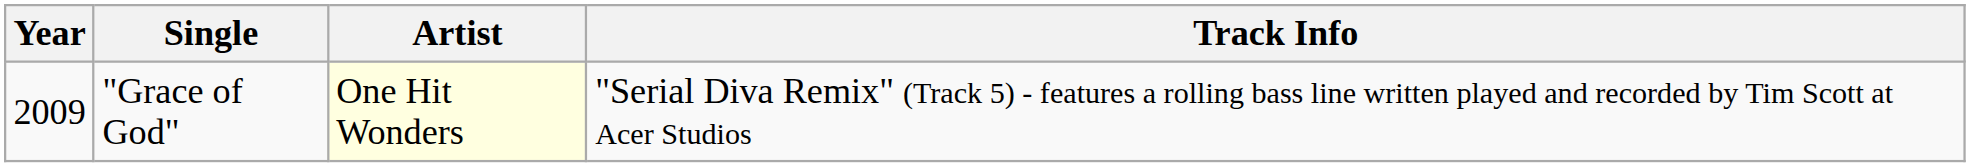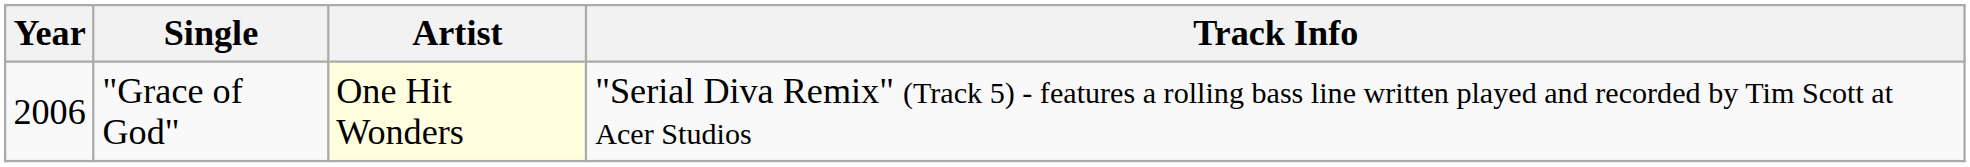(50, 110) 2009 -> (50, 110) 2006
